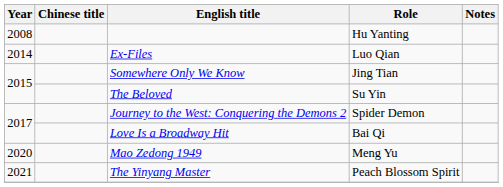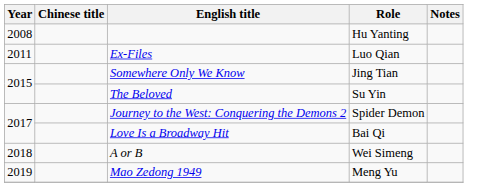(20, 53) 2014 -> (20, 53) 2011
+ row: (126, 152)
(20, 152) 2020 -> (20, 172) 2019
- row: (160, 172)
